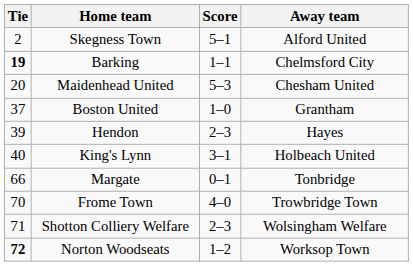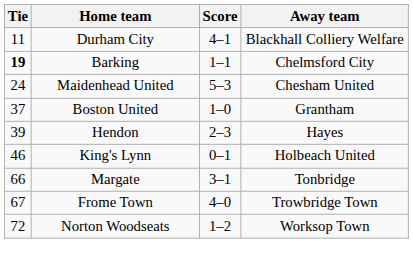- row: (115, 39)
+ row: (115, 39)
(18, 86) 20 -> (18, 86) 24
(18, 156) 40 -> (18, 156) 46
(220, 156) 3–1 -> (220, 156) 0–1
(220, 179) 0–1 -> (220, 179) 3–1
(18, 202) 70 -> (18, 202) 67
- row: (115, 226)
(18, 249) bold -> (18, 226) normal
